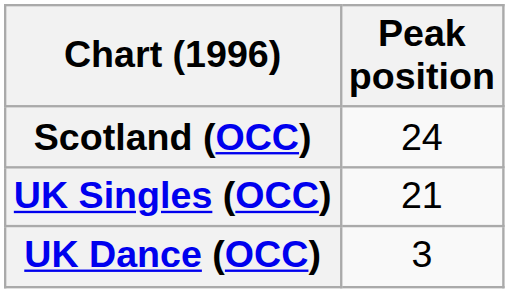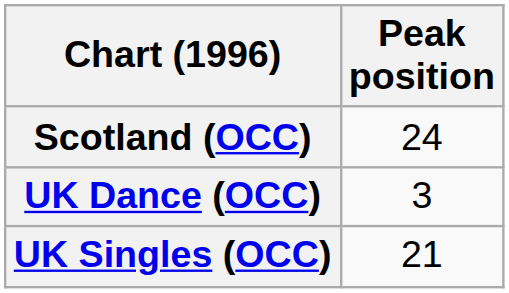rows swapped: (173, 195) <-> (173, 255)
